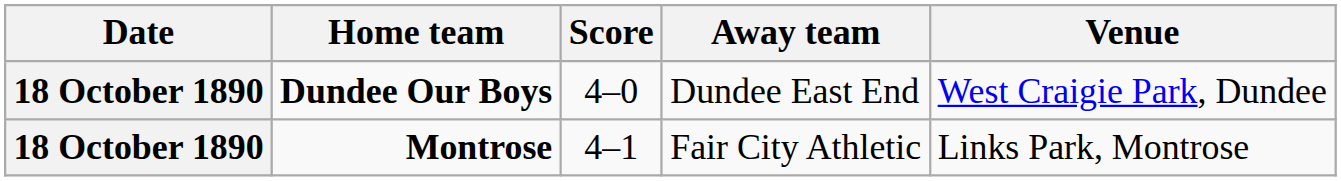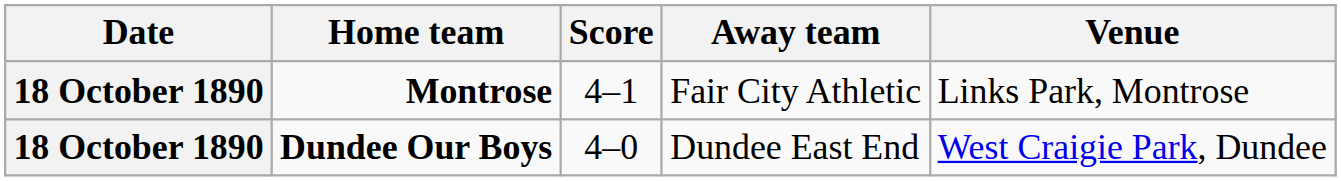rows swapped: (416, 89) <-> (479, 146)
